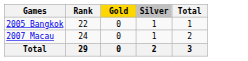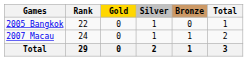+ column: (190, 11)
